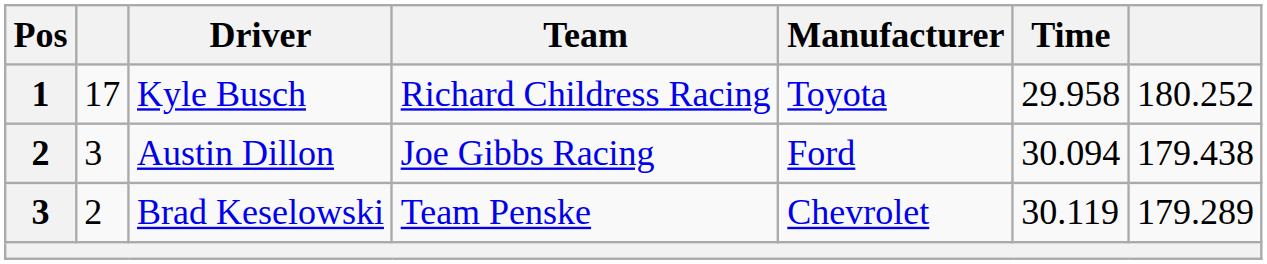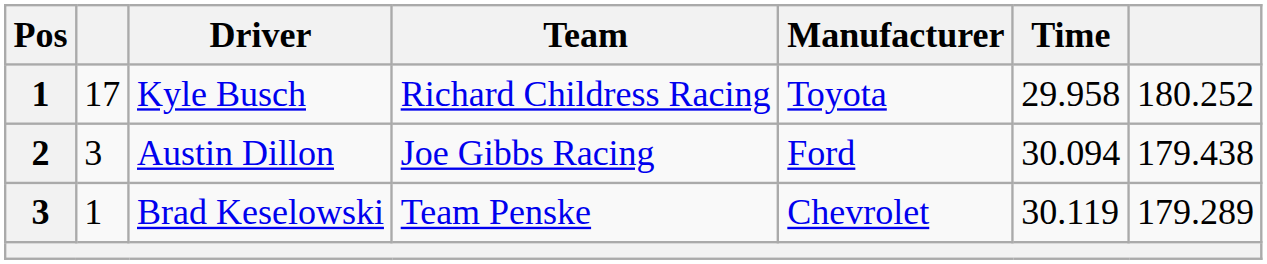(93, 212) 2 -> (93, 212) 1
